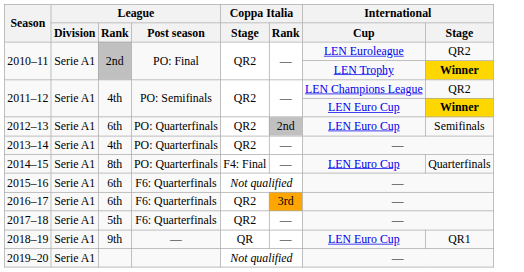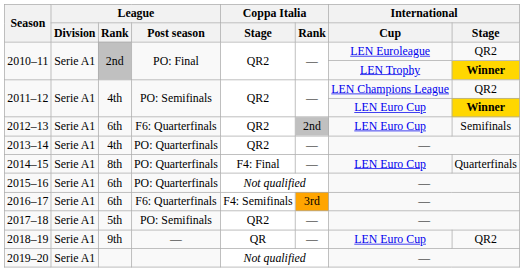(176, 126) PO: Quarterfinals -> (176, 126) F6: Quarterfinals
(176, 182) F6: Quarterfinals -> (176, 182) PO: Quarterfinals
(245, 201) QR2 -> (258, 201) F4: Semifinals
(176, 220) F6: Quarterfinals -> (176, 220) PO: Semifinals
(459, 239) QR1 -> (486, 239) QR2
